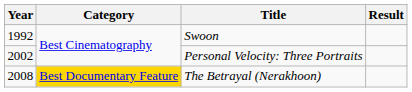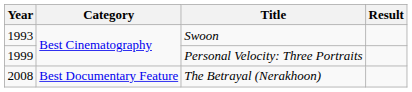(20, 35) 1992 -> (20, 35) 1993
(20, 55) 2002 -> (20, 55) 1999
(109, 76) gold background -> (109, 76) no background
